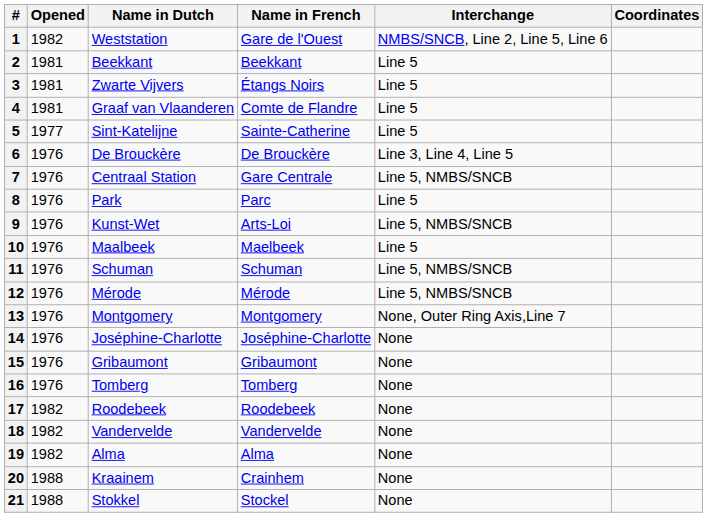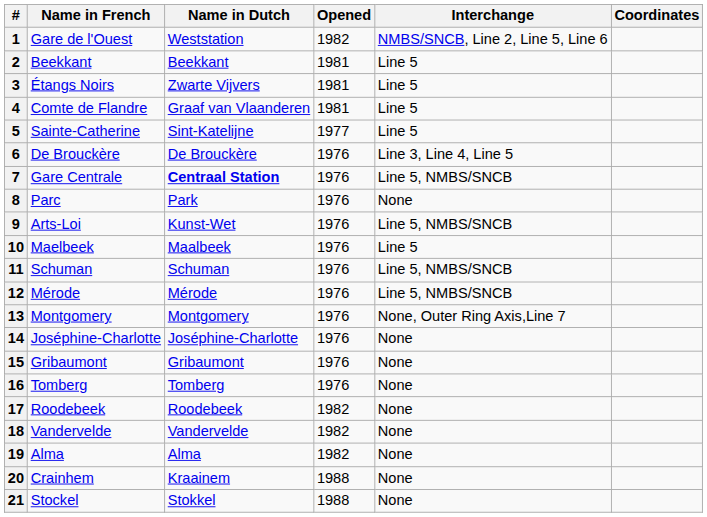columns swapped: (306, 16) <-> (58, 16)
(144, 177) normal -> (224, 177) bold
(398, 200) Line 5 -> (395, 200) None
